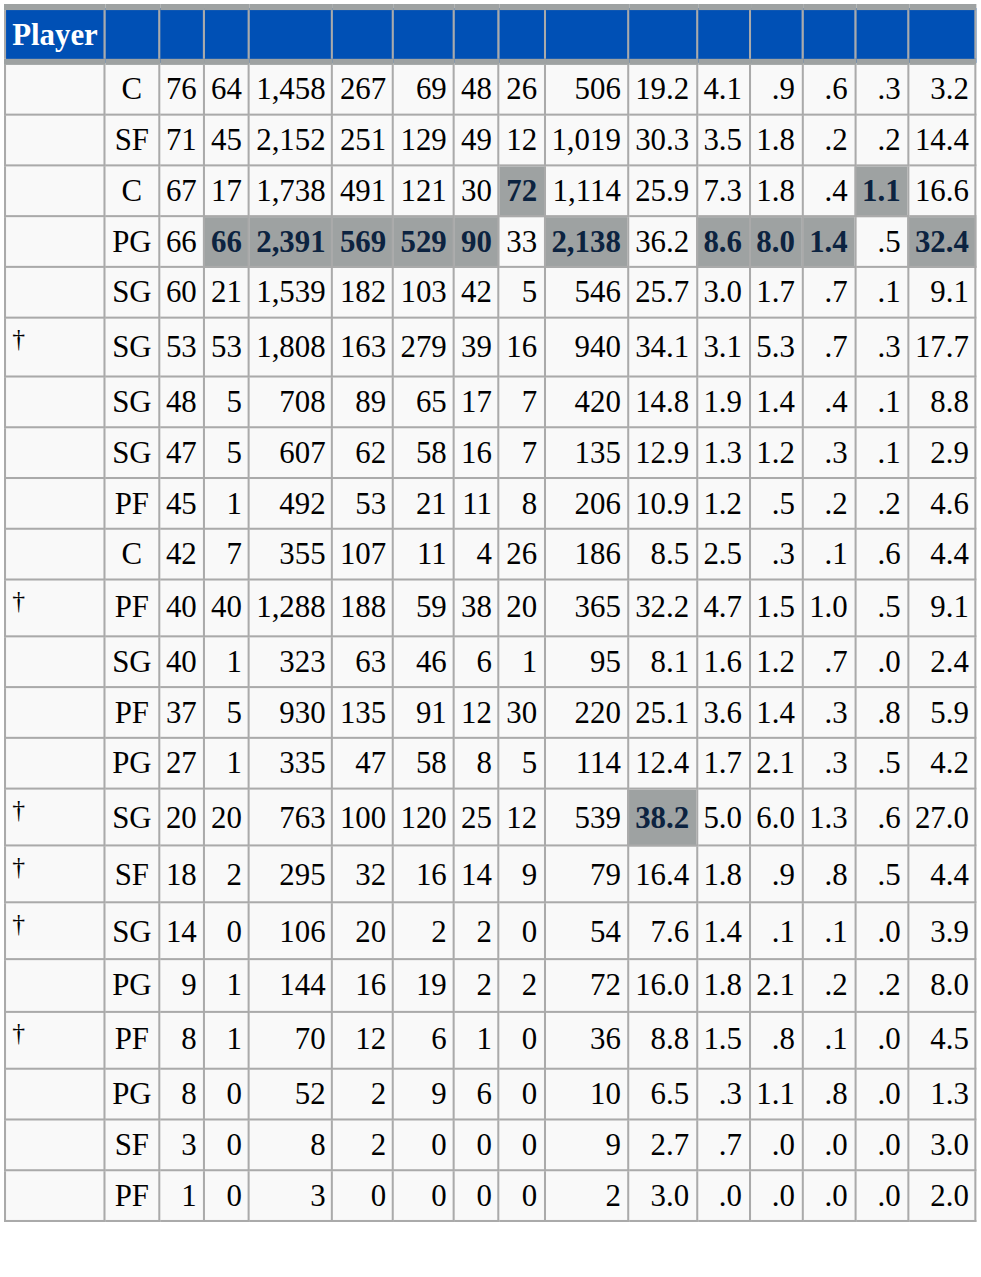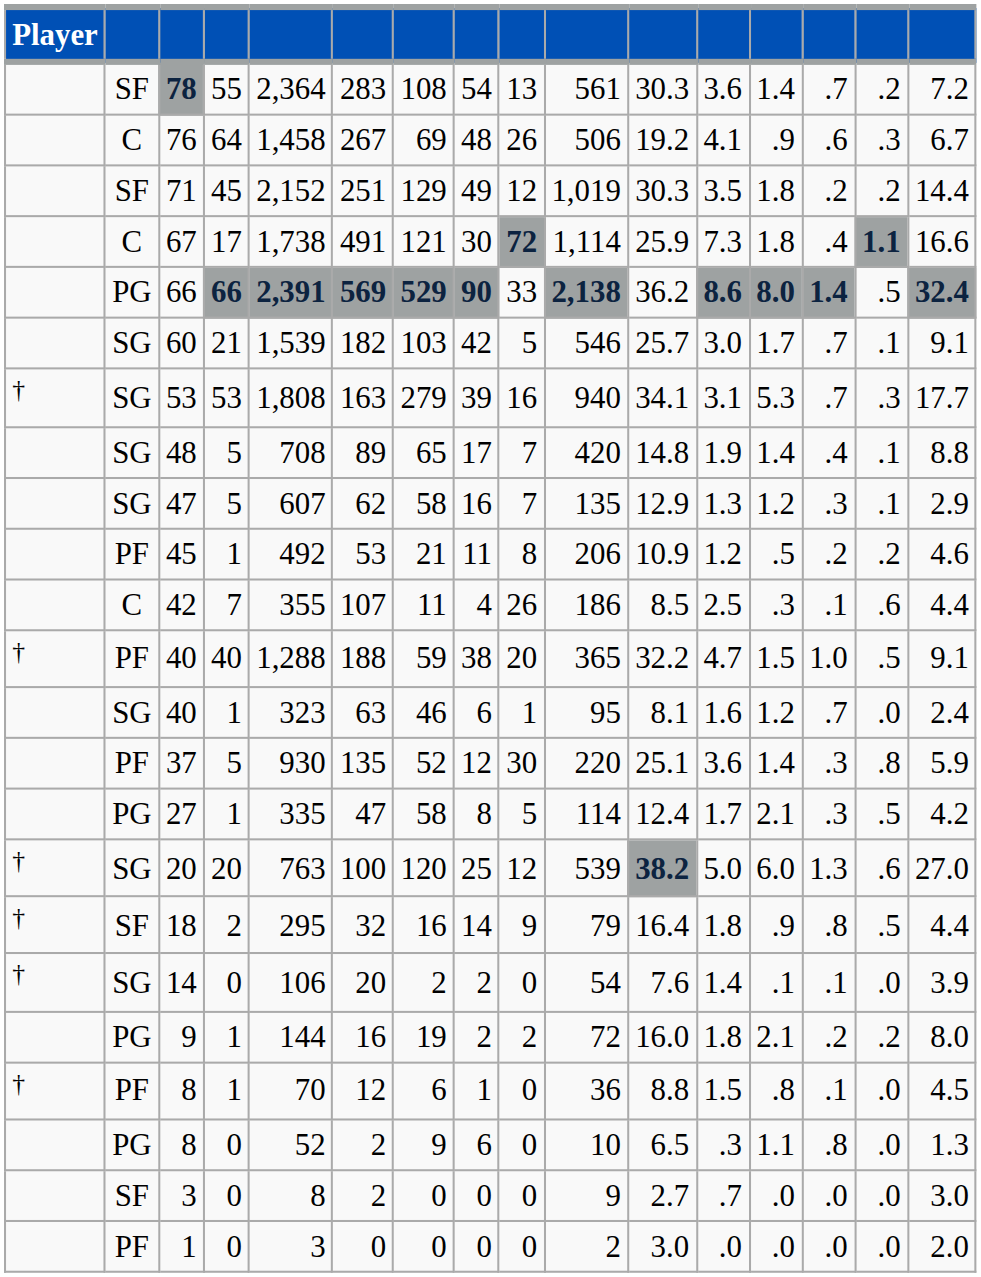+ row: (181, 89)
(950, 89) 3.2 -> (950, 139) 6.7
(431, 712) 91 -> (431, 762) 52
